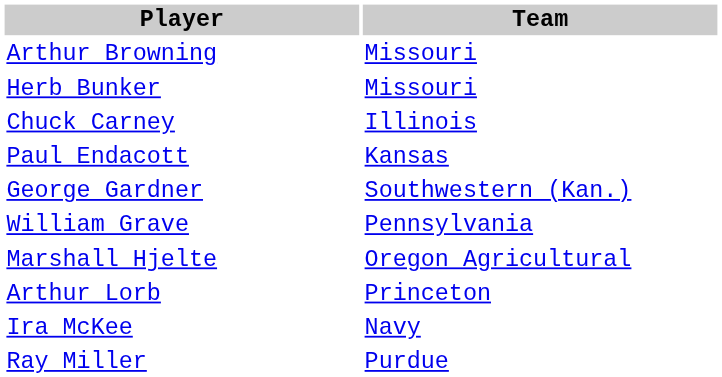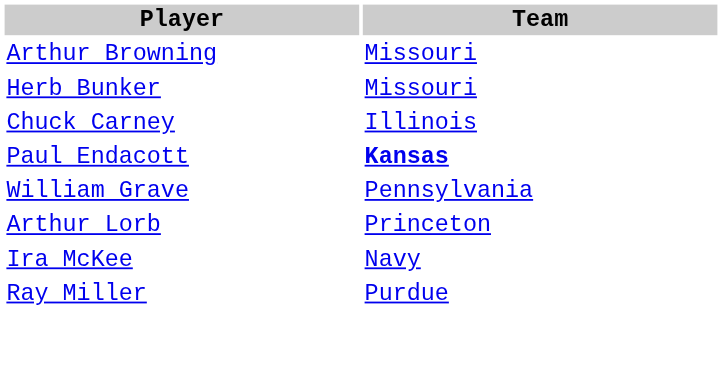(407, 157) normal -> (407, 157) bold
- row: (105, 191)
- row: (112, 259)
